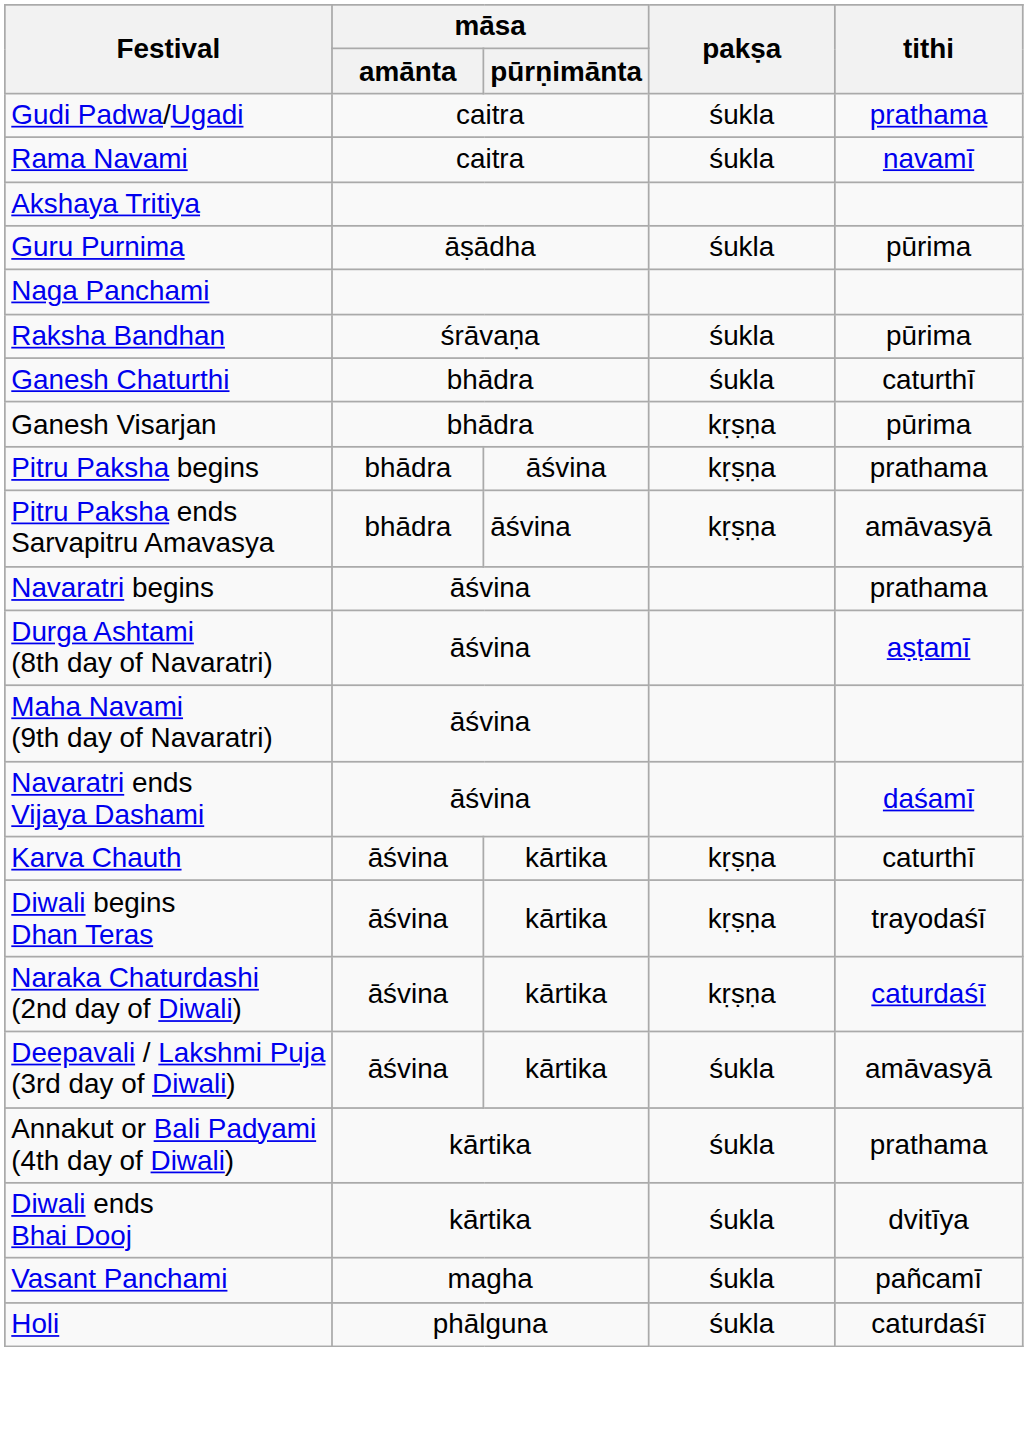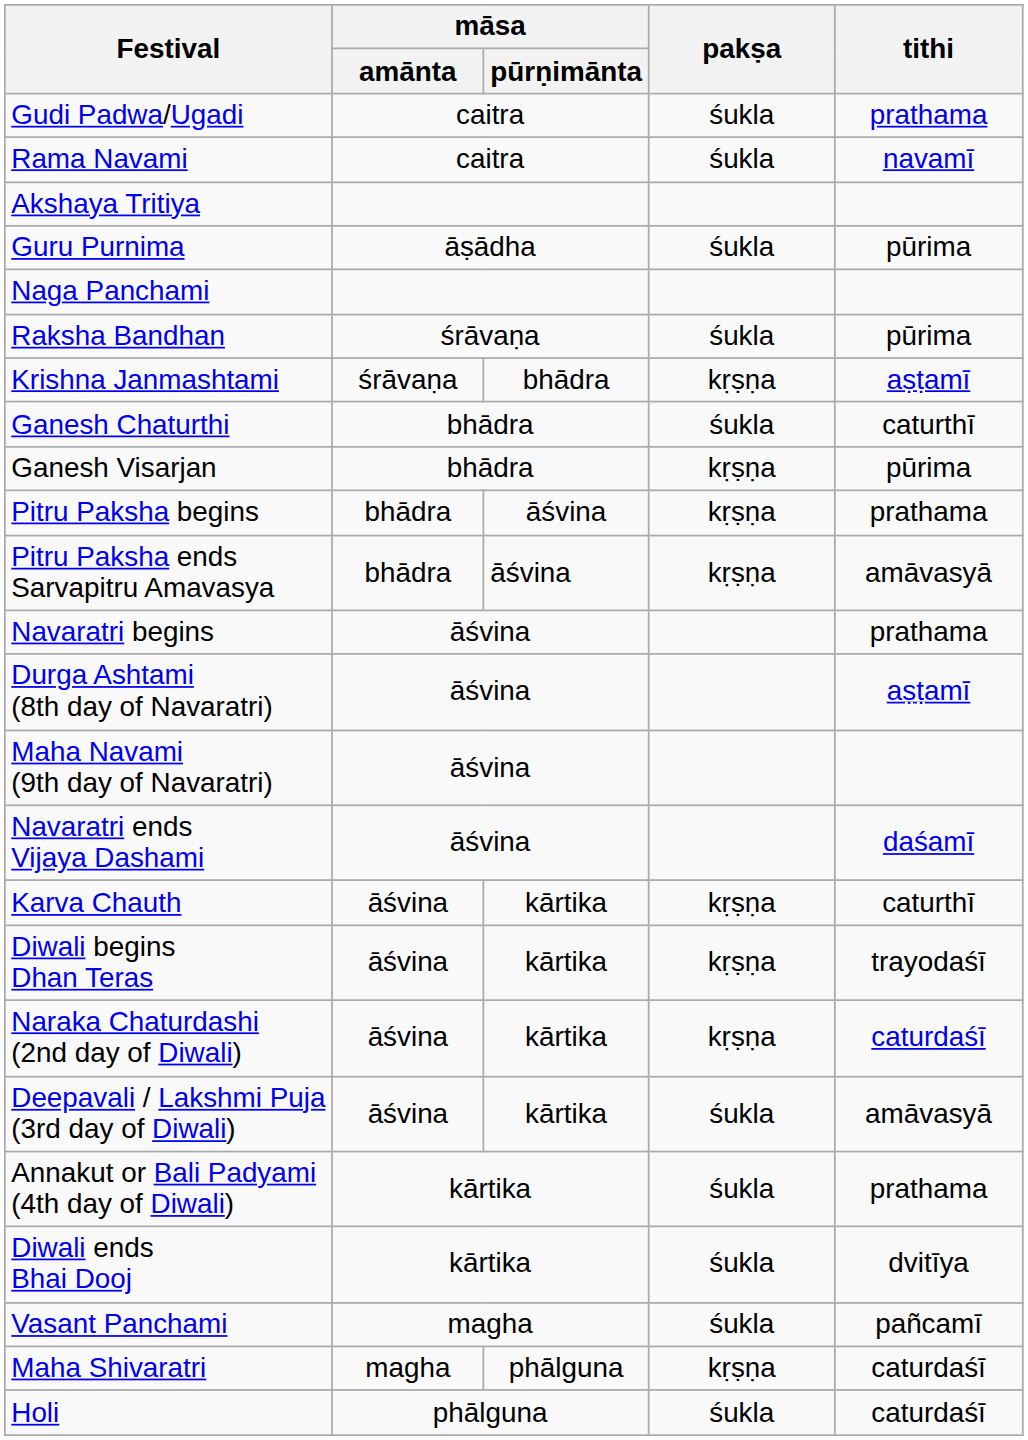+ row: (145, 379)
+ row: (109, 1368)
